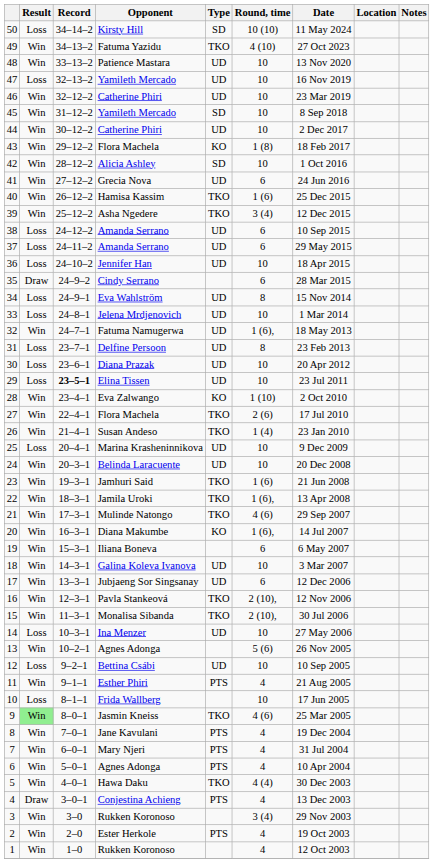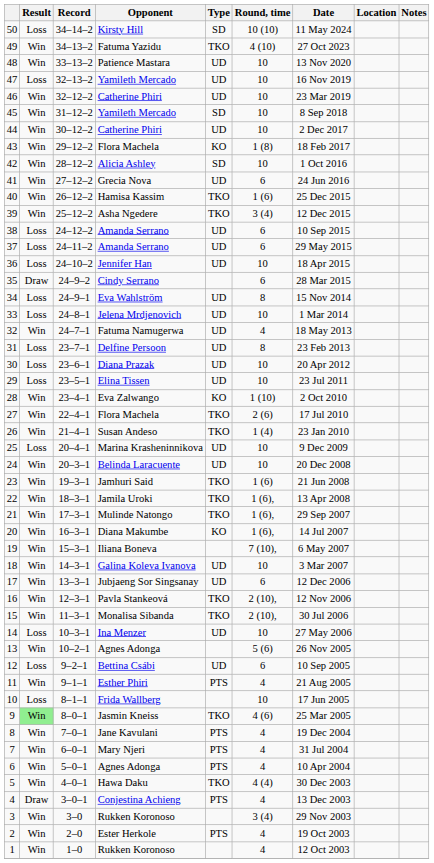(263, 331) 1 (6), -> (263, 331) 4
(74, 381) bold -> (74, 381) normal
(263, 515) 4 (6) -> (263, 515) 1 (6),
(263, 548) 6 -> (263, 548) 7 (10),
(263, 666) 10 -> (263, 666) 6
